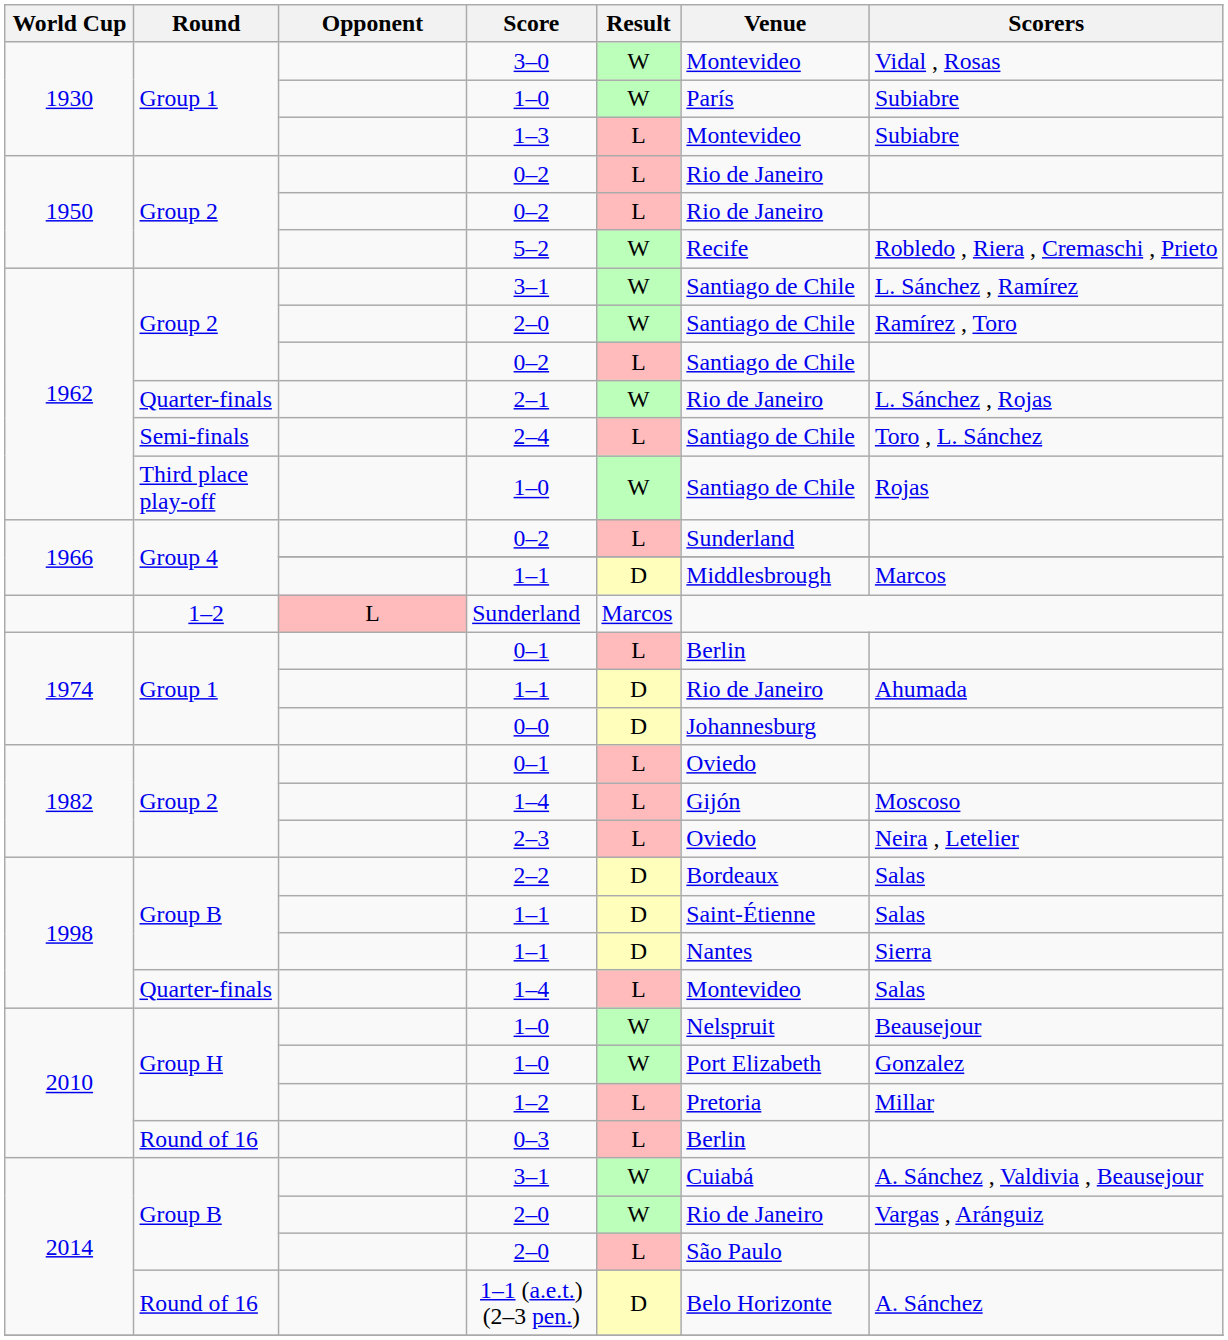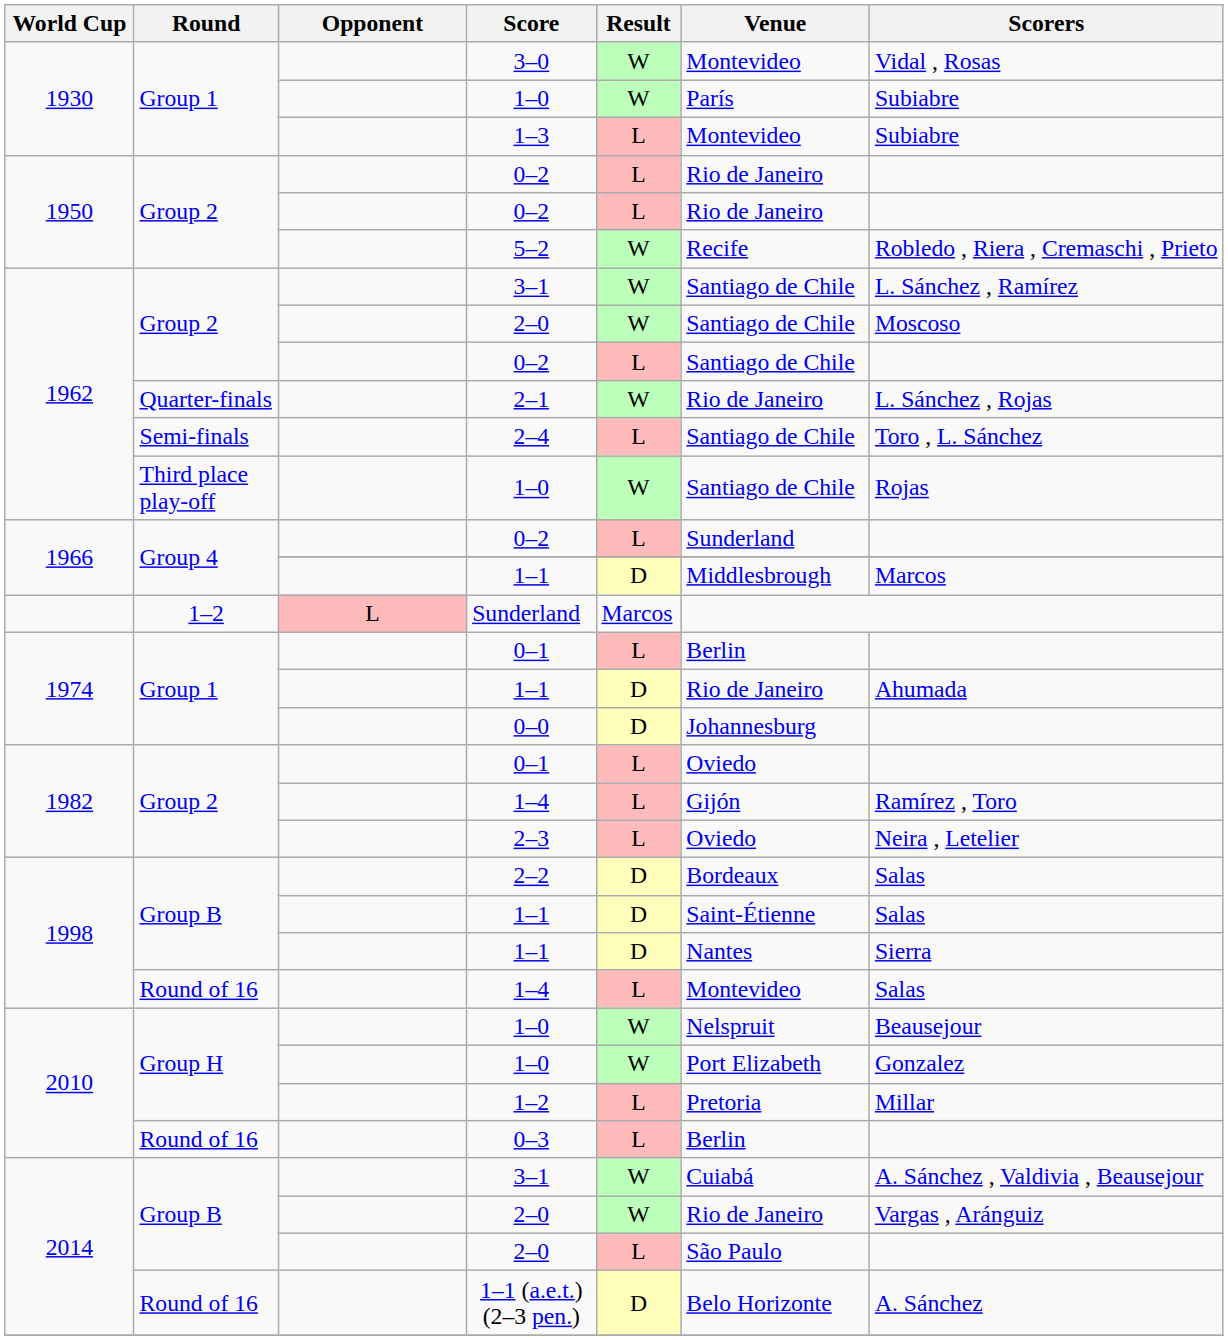(946, 323) Ramírez , Toro -> (918, 323) Moscoso
(918, 801) Moscoso -> (946, 801) Ramírez , Toro
(206, 988) Quarter-finals -> (199, 988) Round of 16
